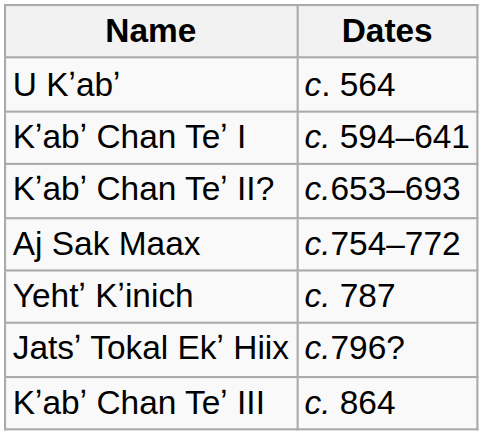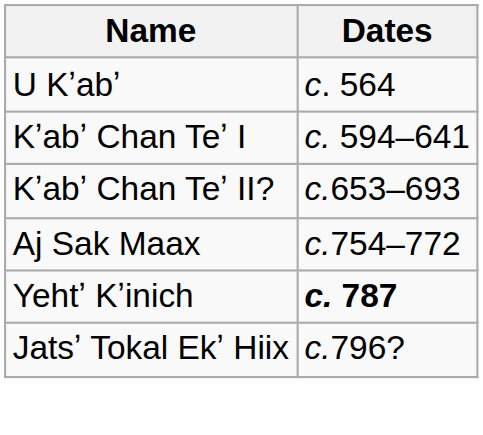(350, 296) normal -> (351, 296) bold
- row: (139, 402)
